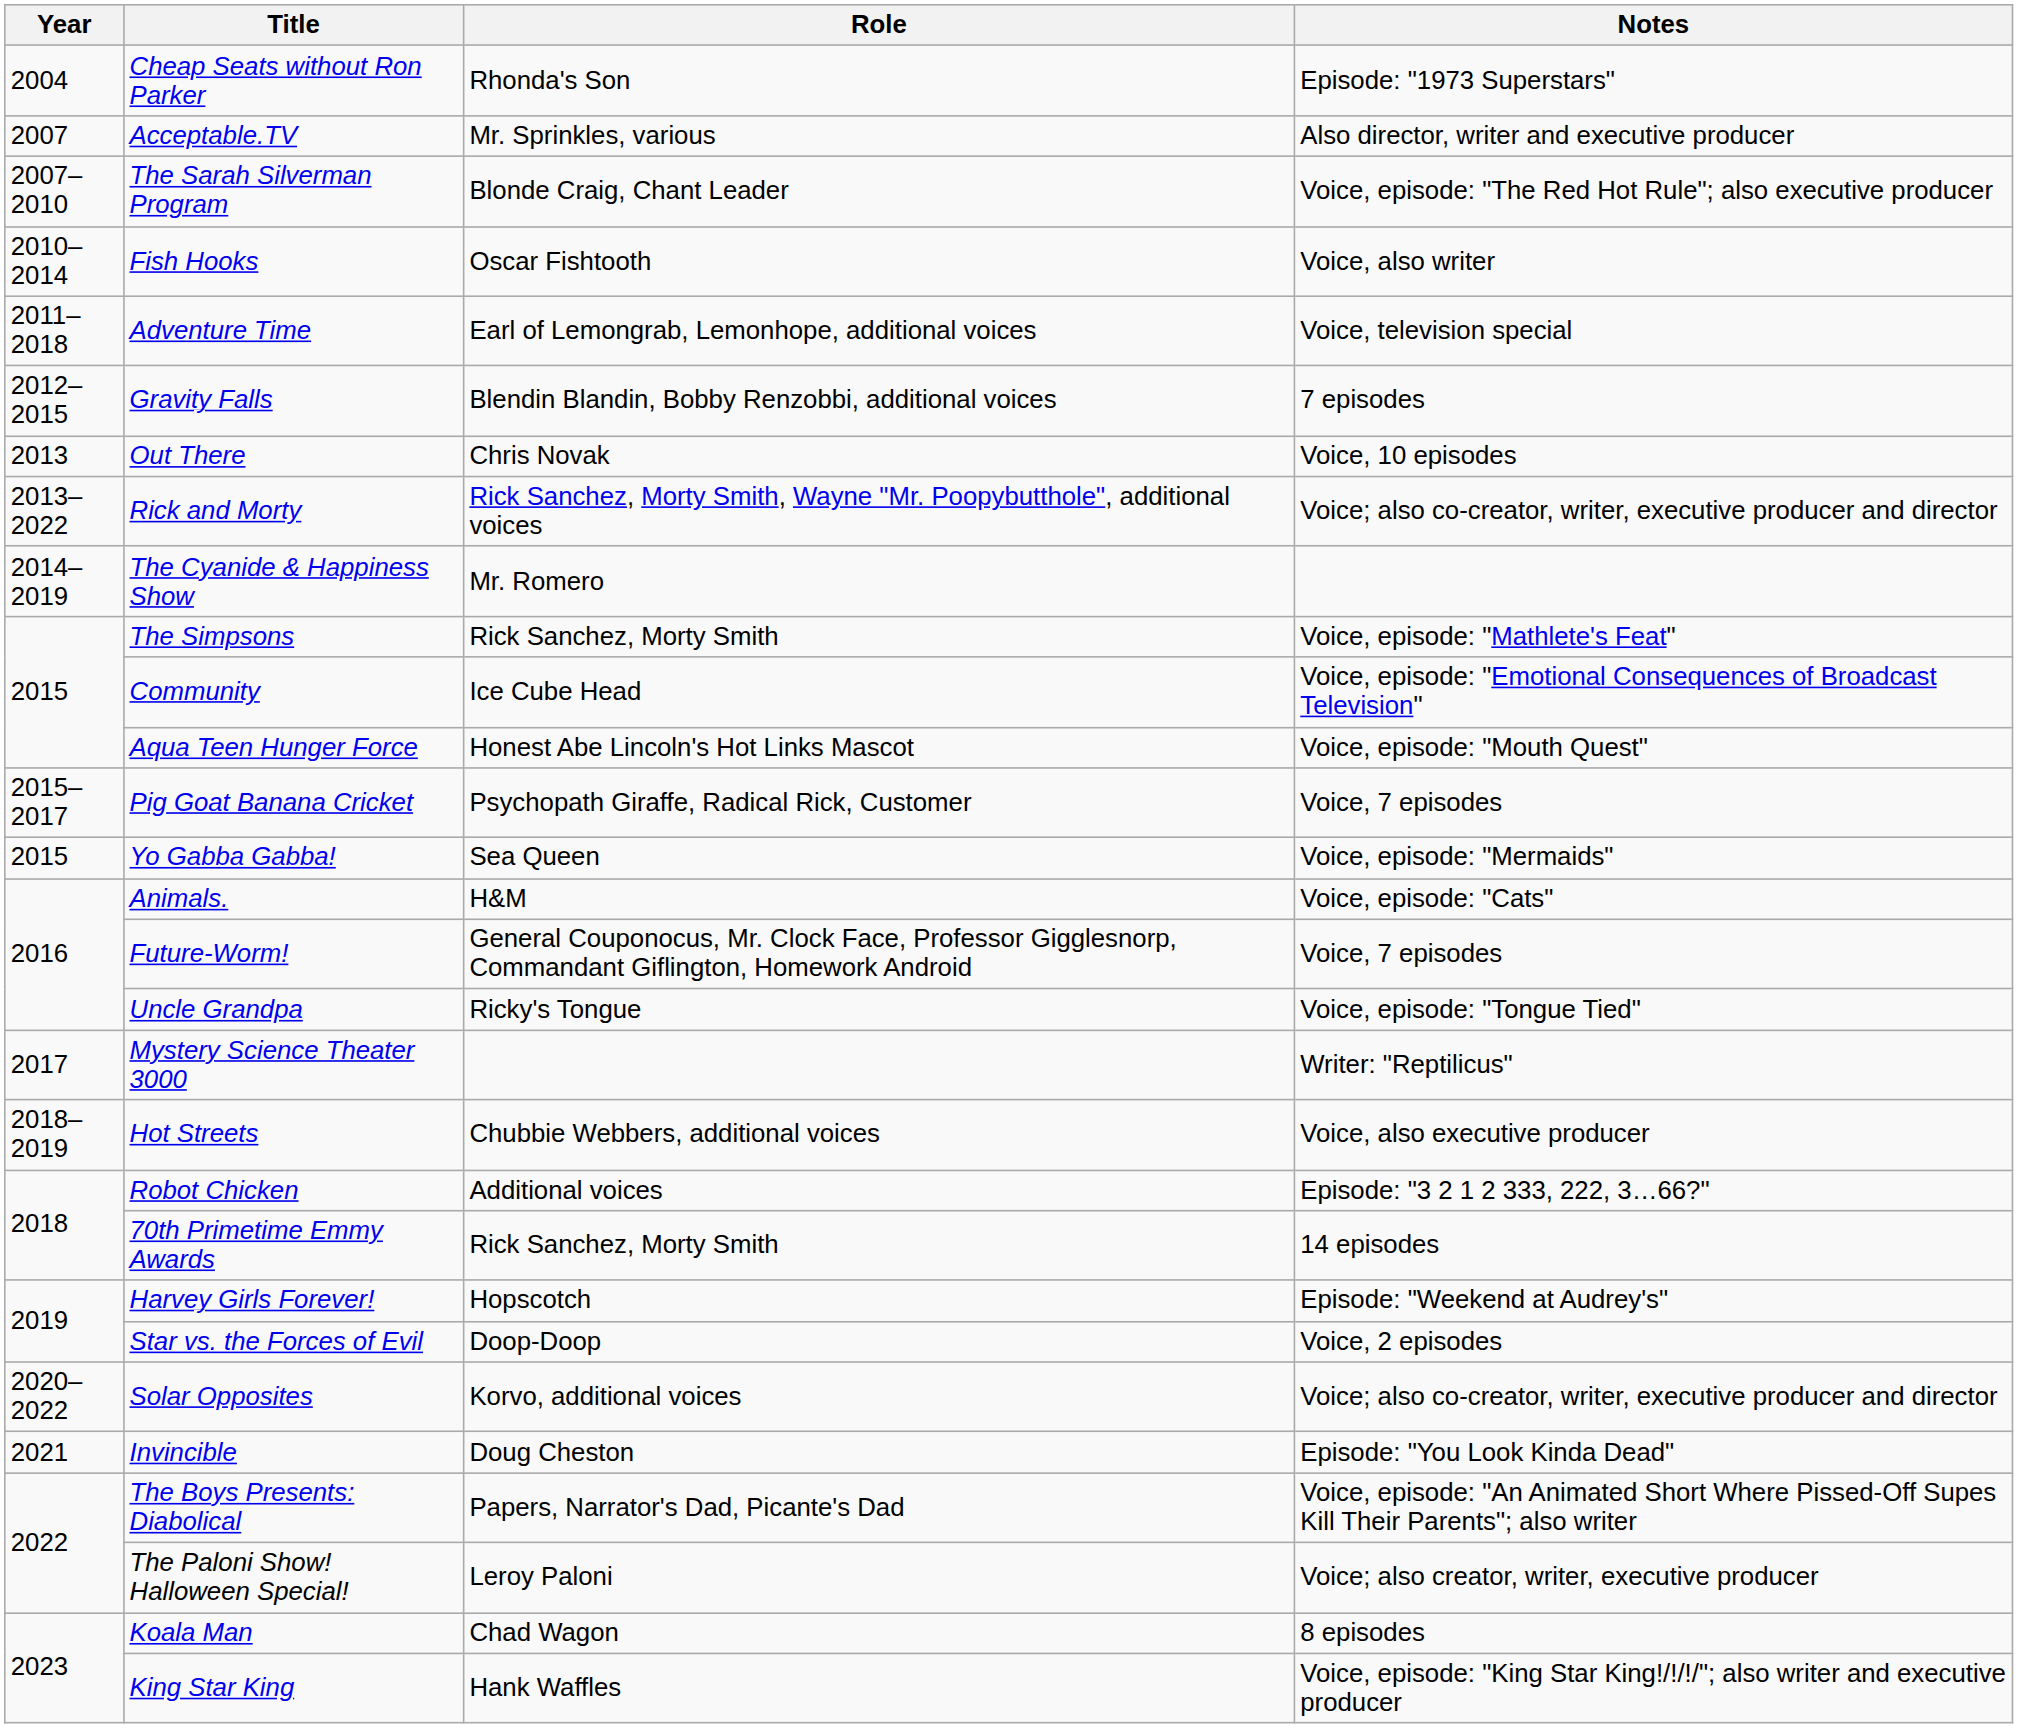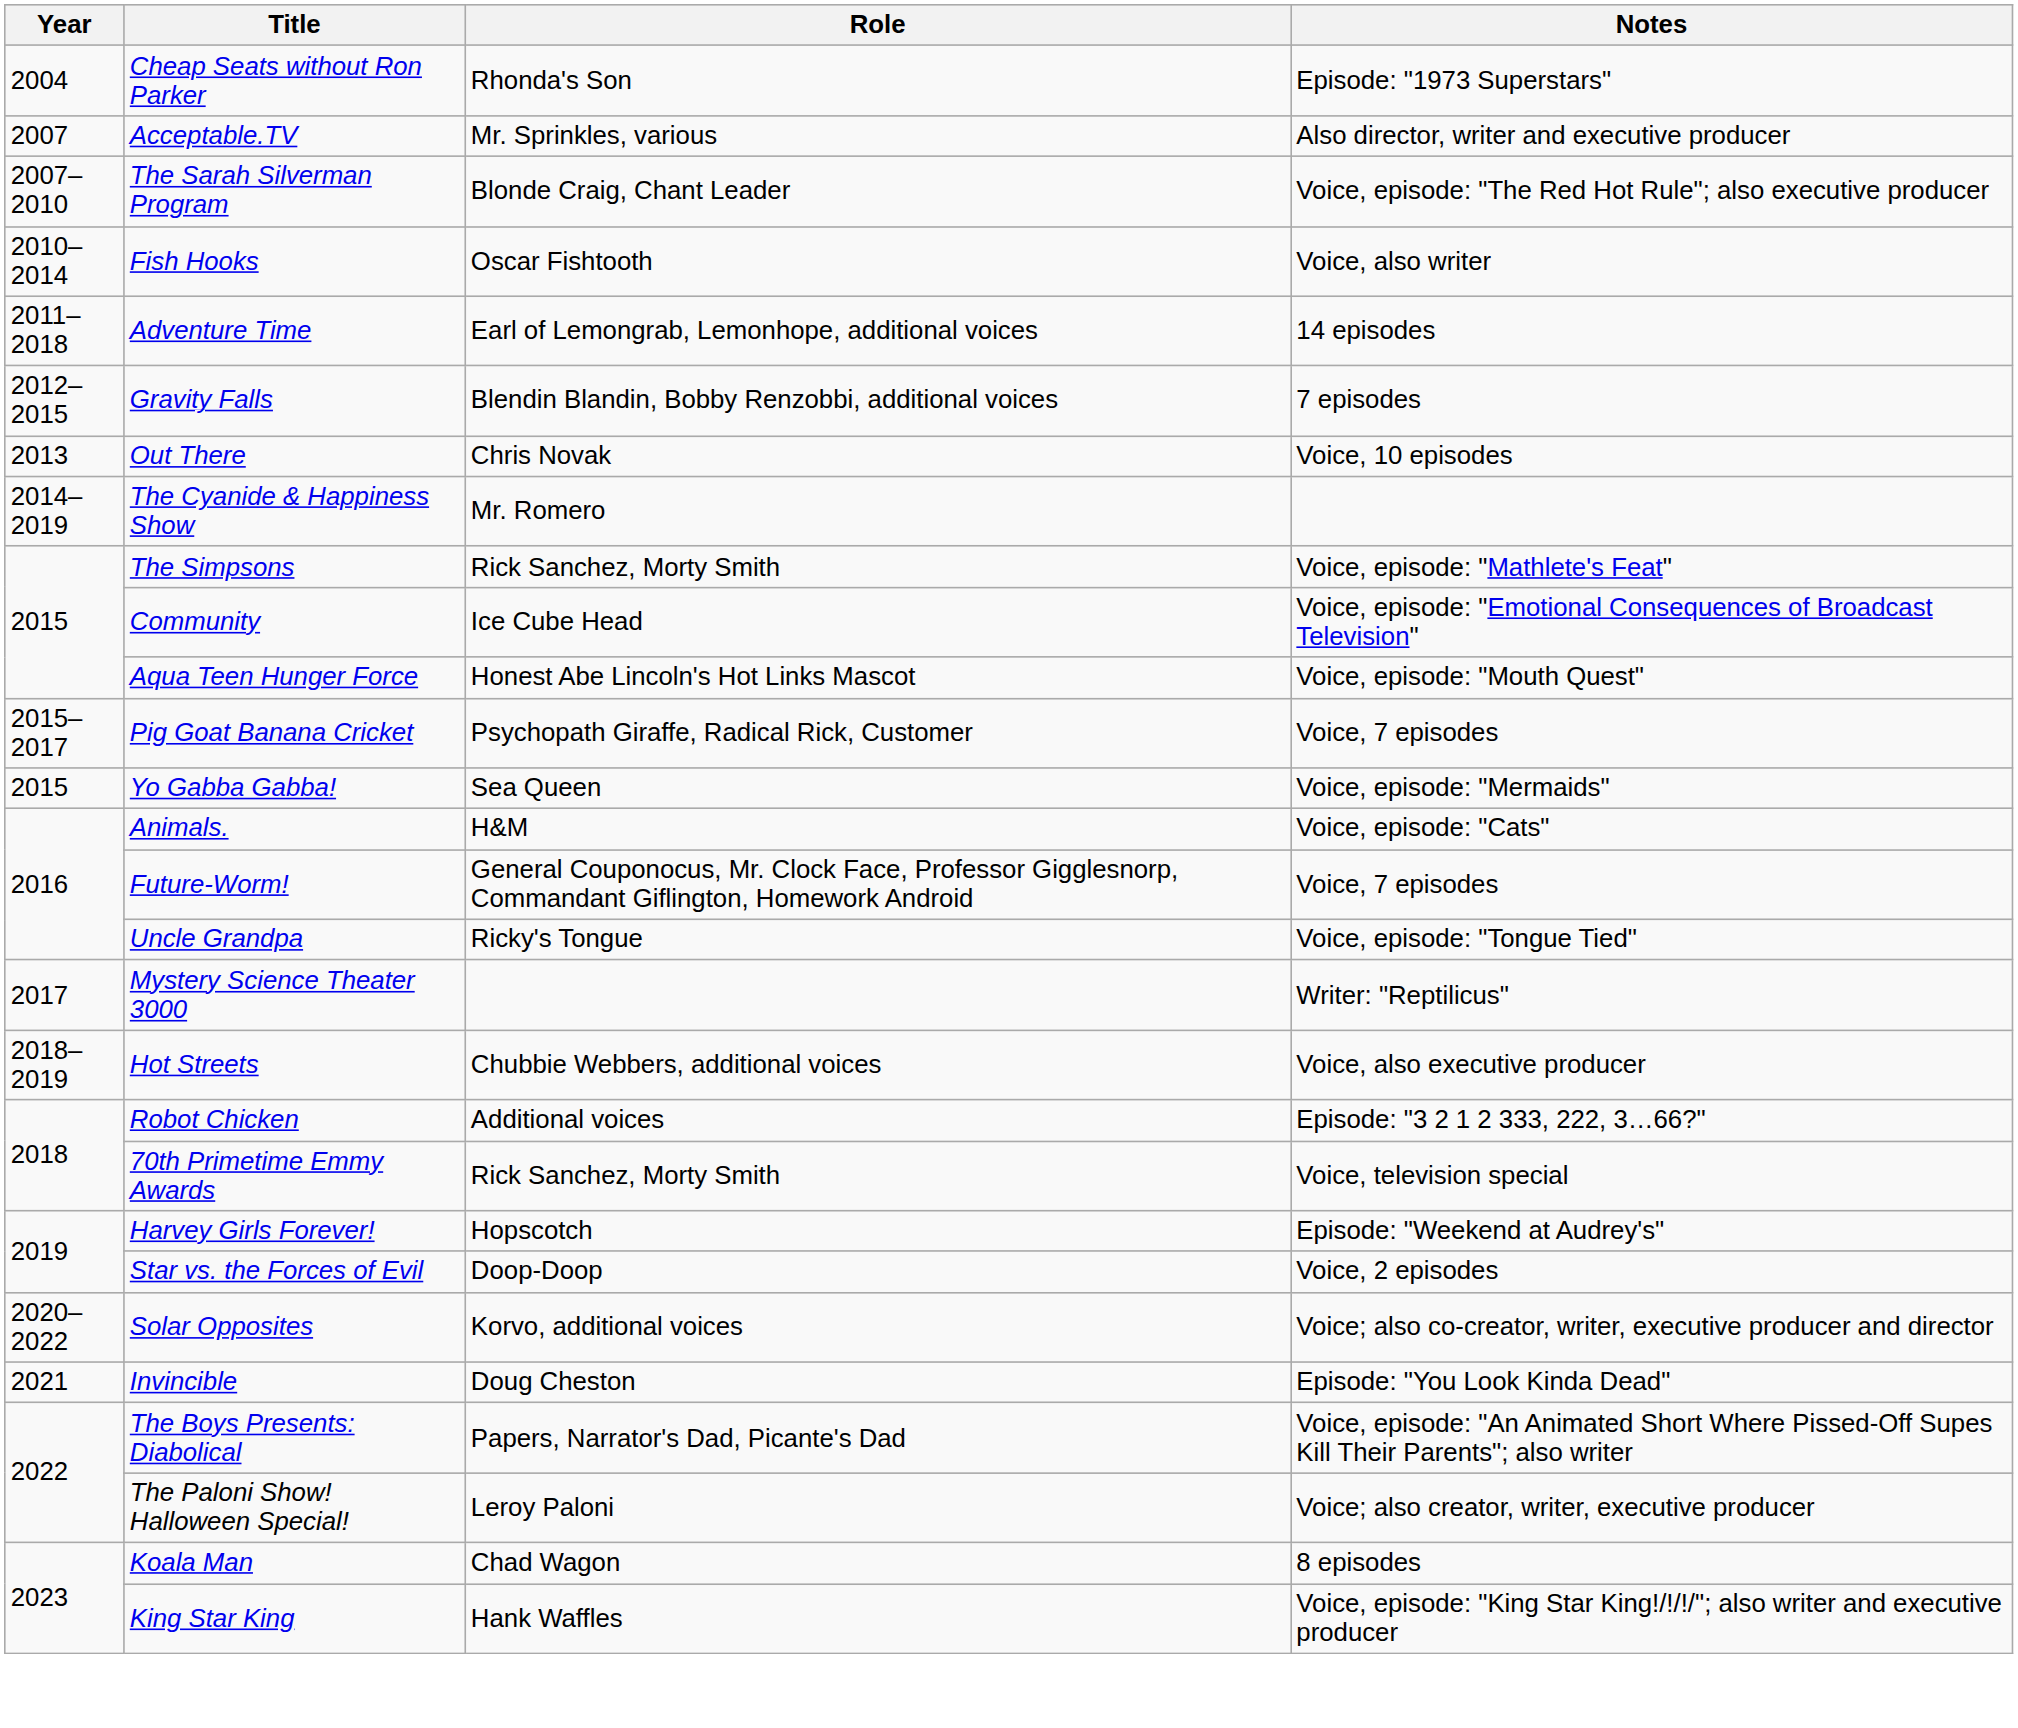(1436, 330) Voice, television special -> (1366, 330) 14 episodes
- row: (215, 511)
(1370, 1245) 14 episodes -> (1432, 1175) Voice, television special
